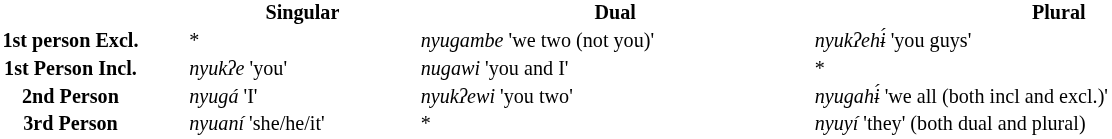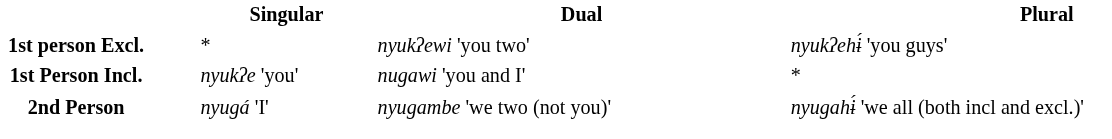(537, 40) nyugambe 'we two (not you)' -> (454, 45) nyukʔewi 'you two'
(497, 96) nyukʔewi 'you two' -> (494, 107) nyugambe 'we two (not you)'
- row: (70, 123)
